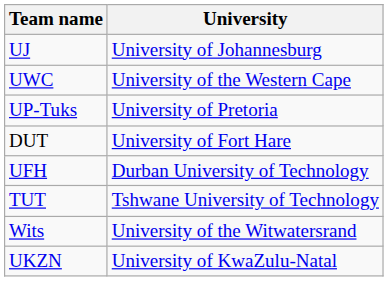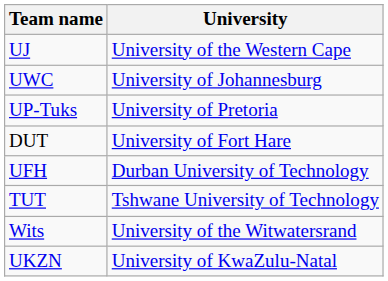(217, 49) University of Johannesburg -> (231, 49) University of the Western Cape
(231, 79) University of the Western Cape -> (217, 79) University of Johannesburg
